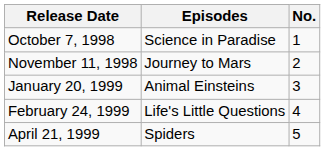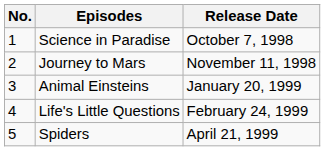columns swapped: (304, 16) <-> (73, 16)
